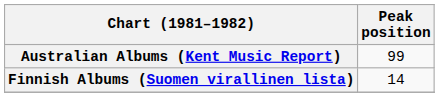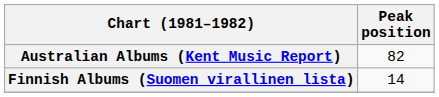(396, 56) 99 -> (396, 56) 82
